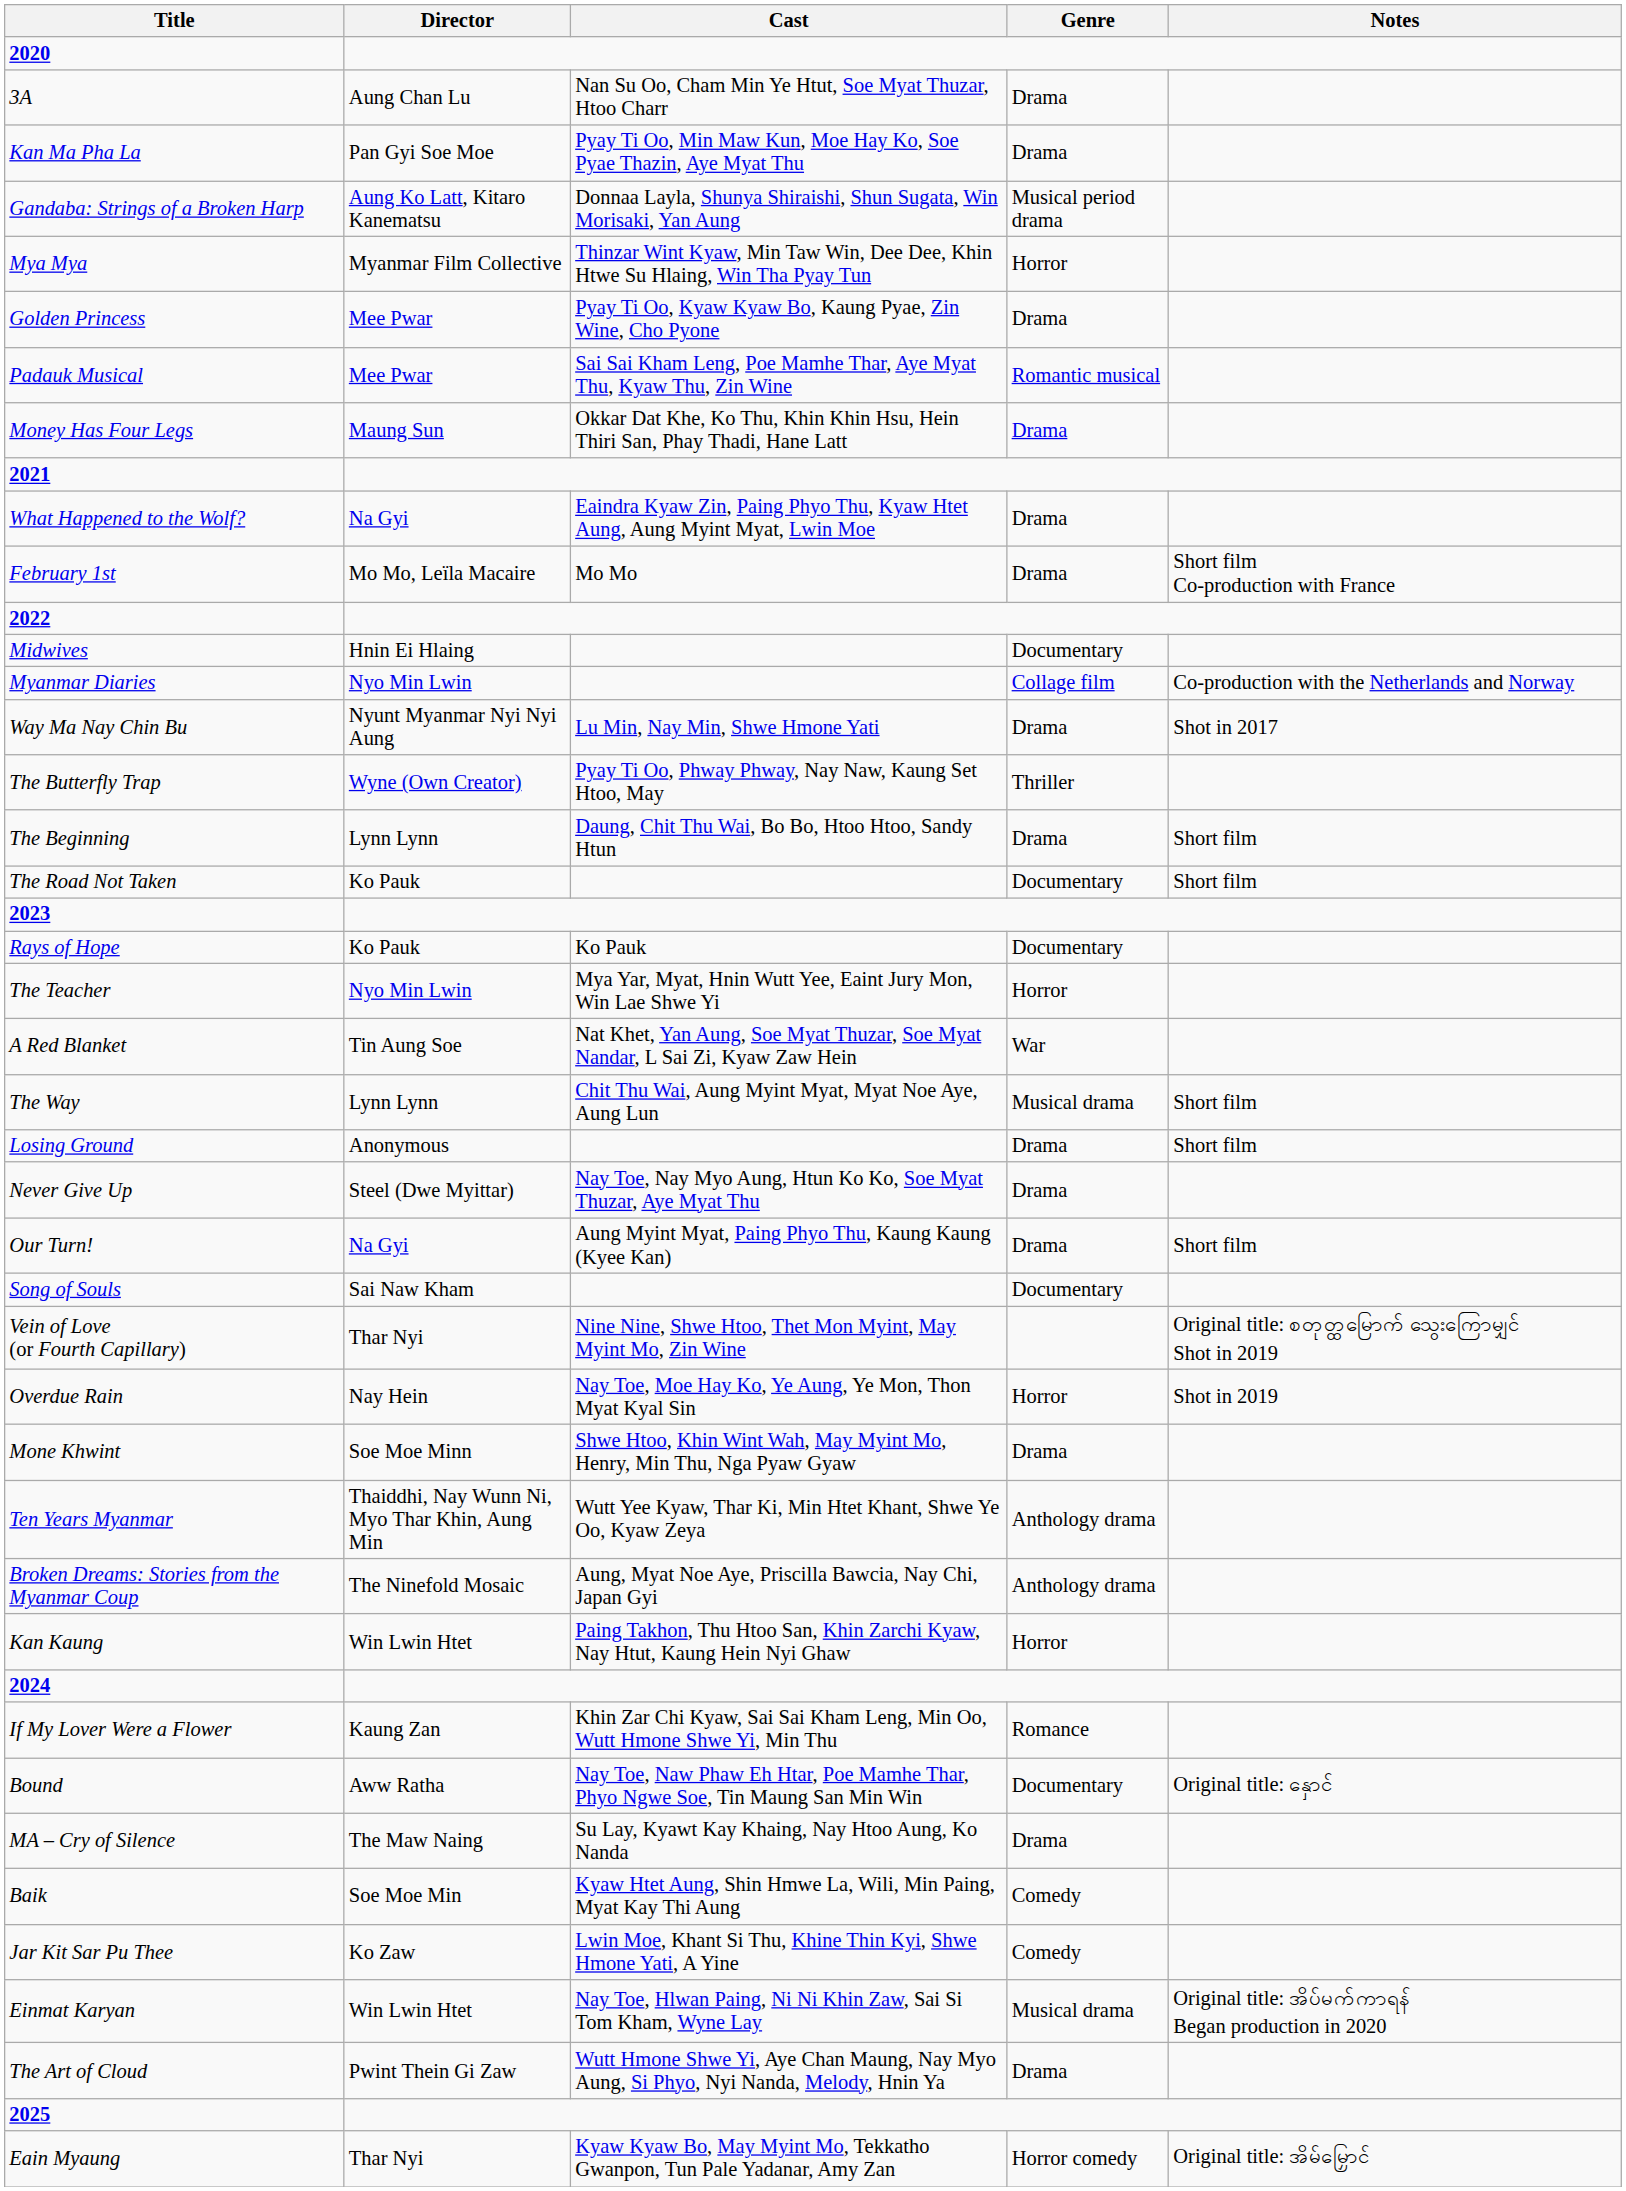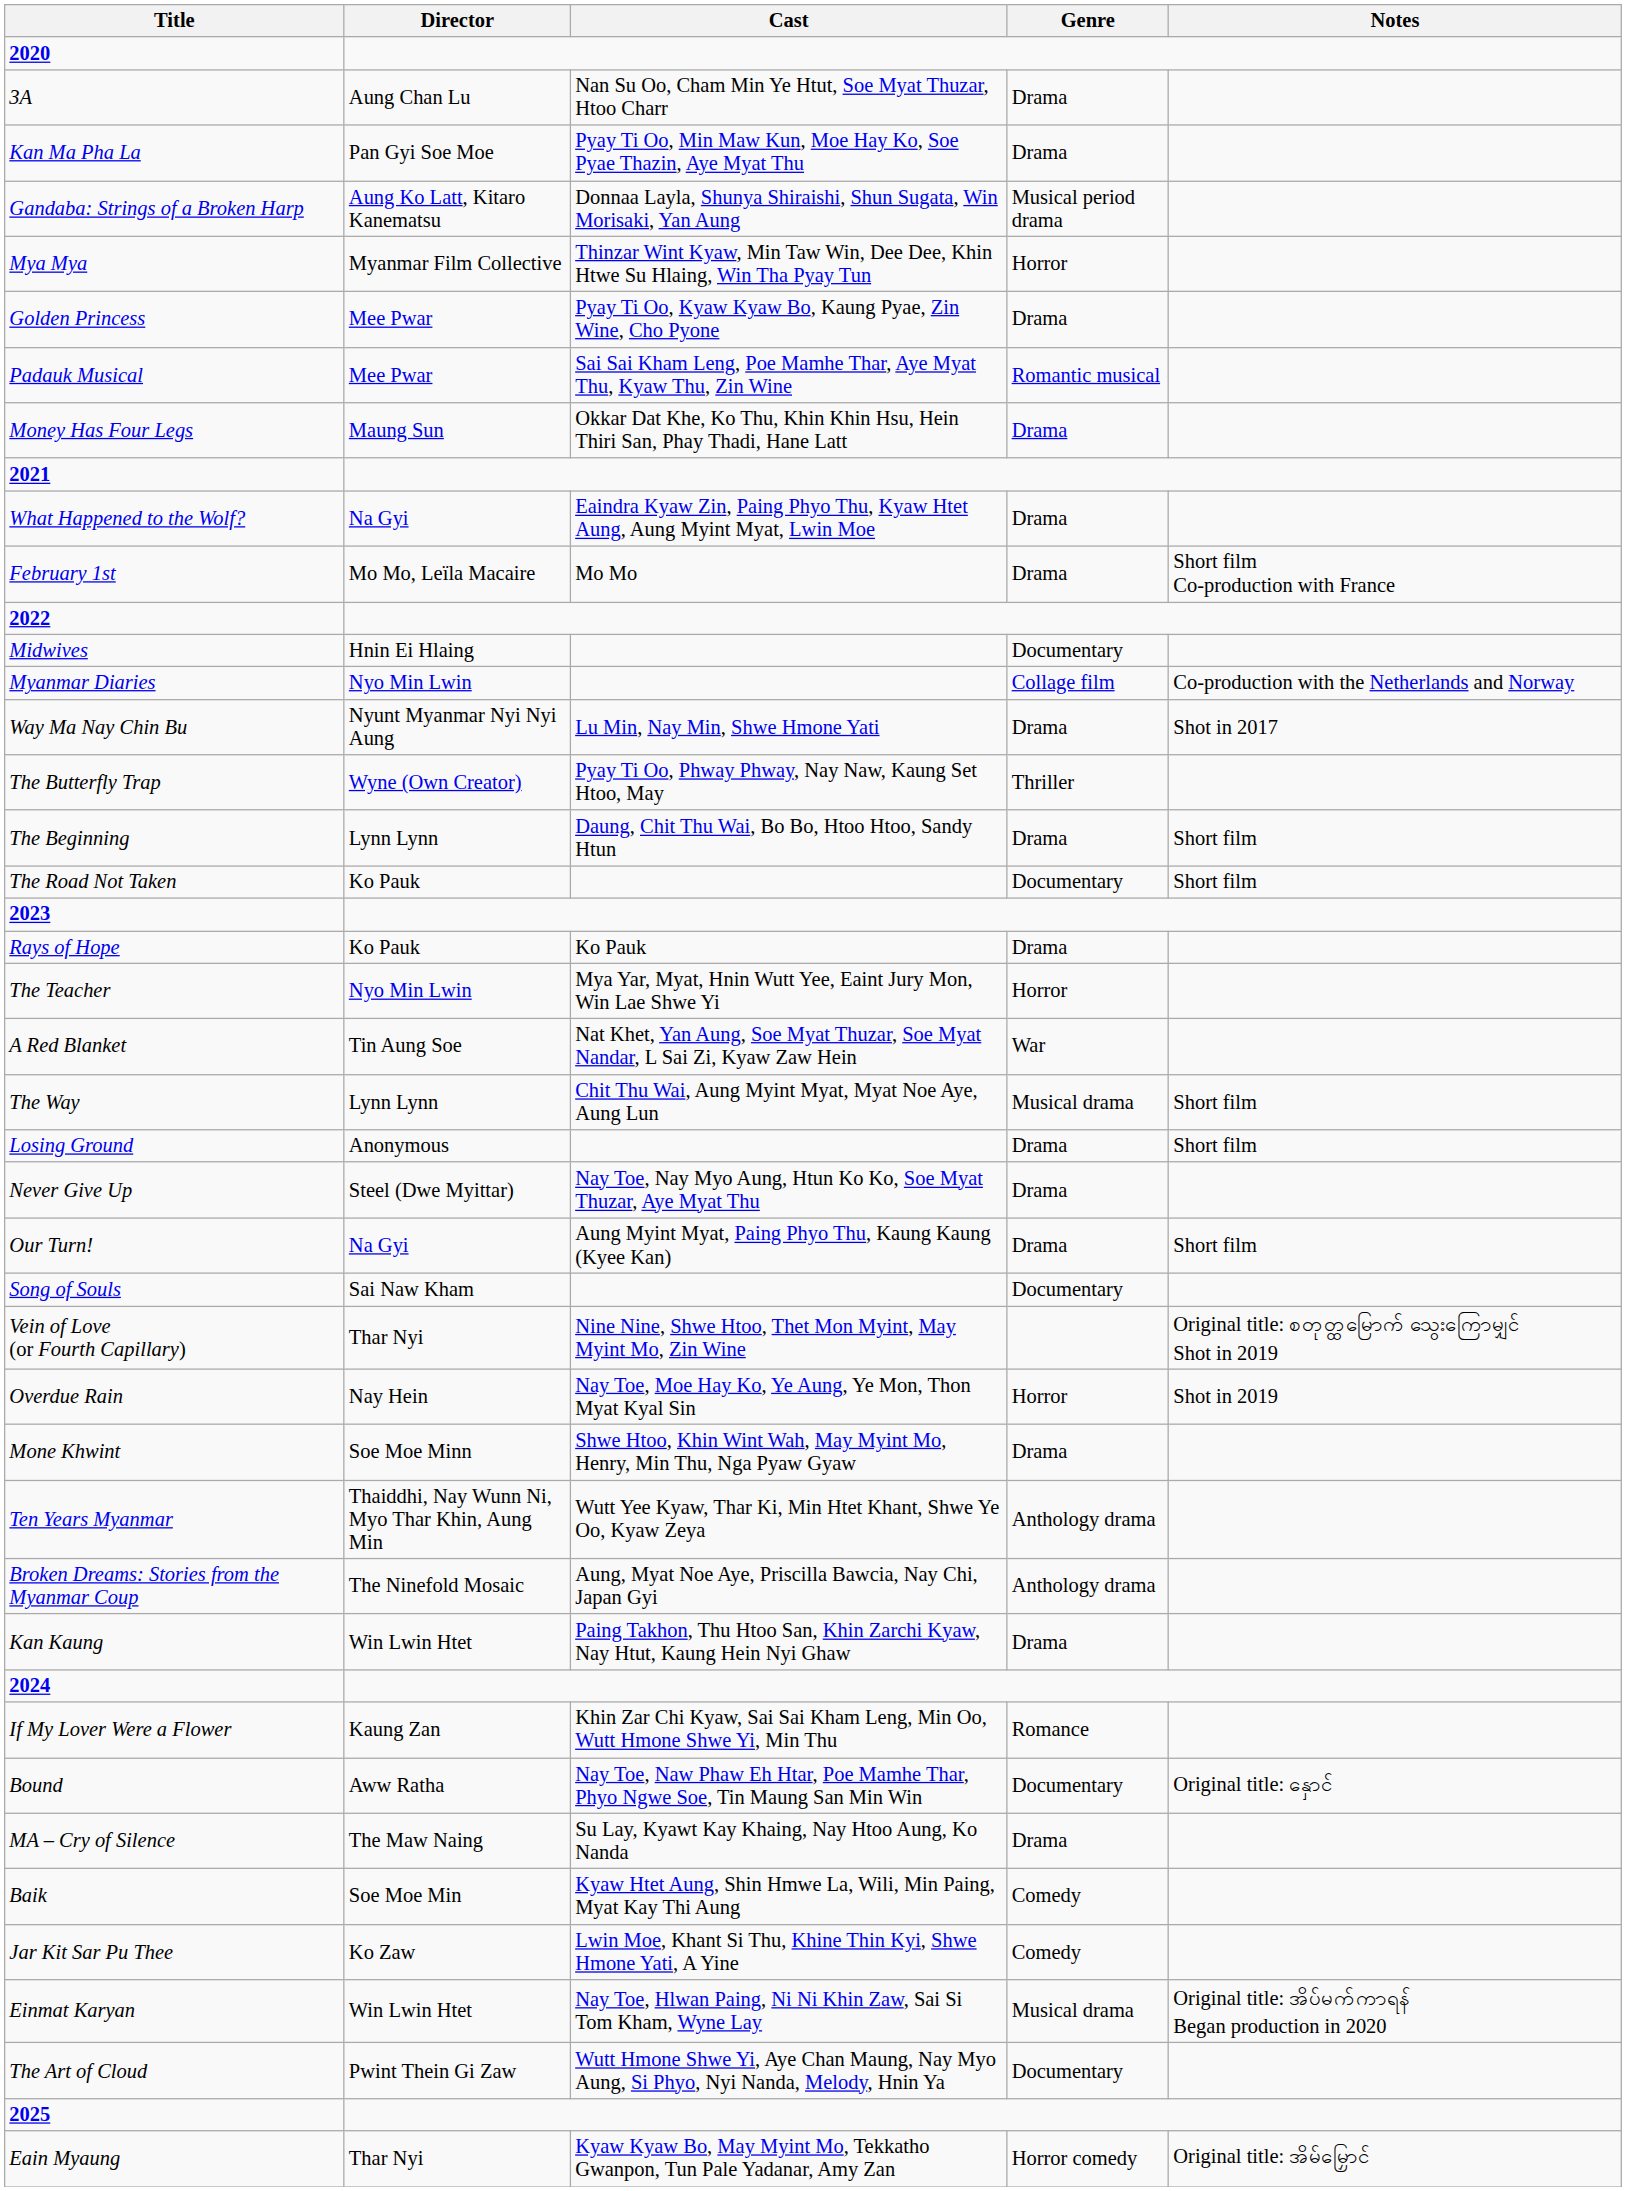(1067, 946) Documentary -> (1039, 946) Drama
(1040, 1641) Horror -> (1039, 1641) Drama
(1039, 2070) Drama -> (1067, 2070) Documentary
